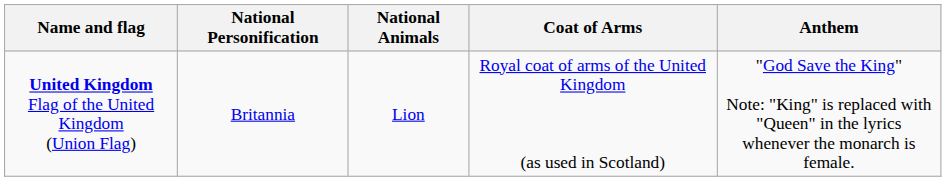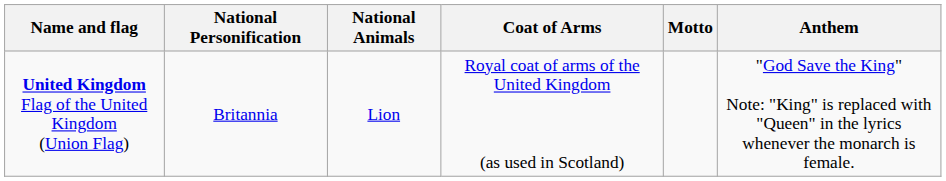+ column: (690, 27)
